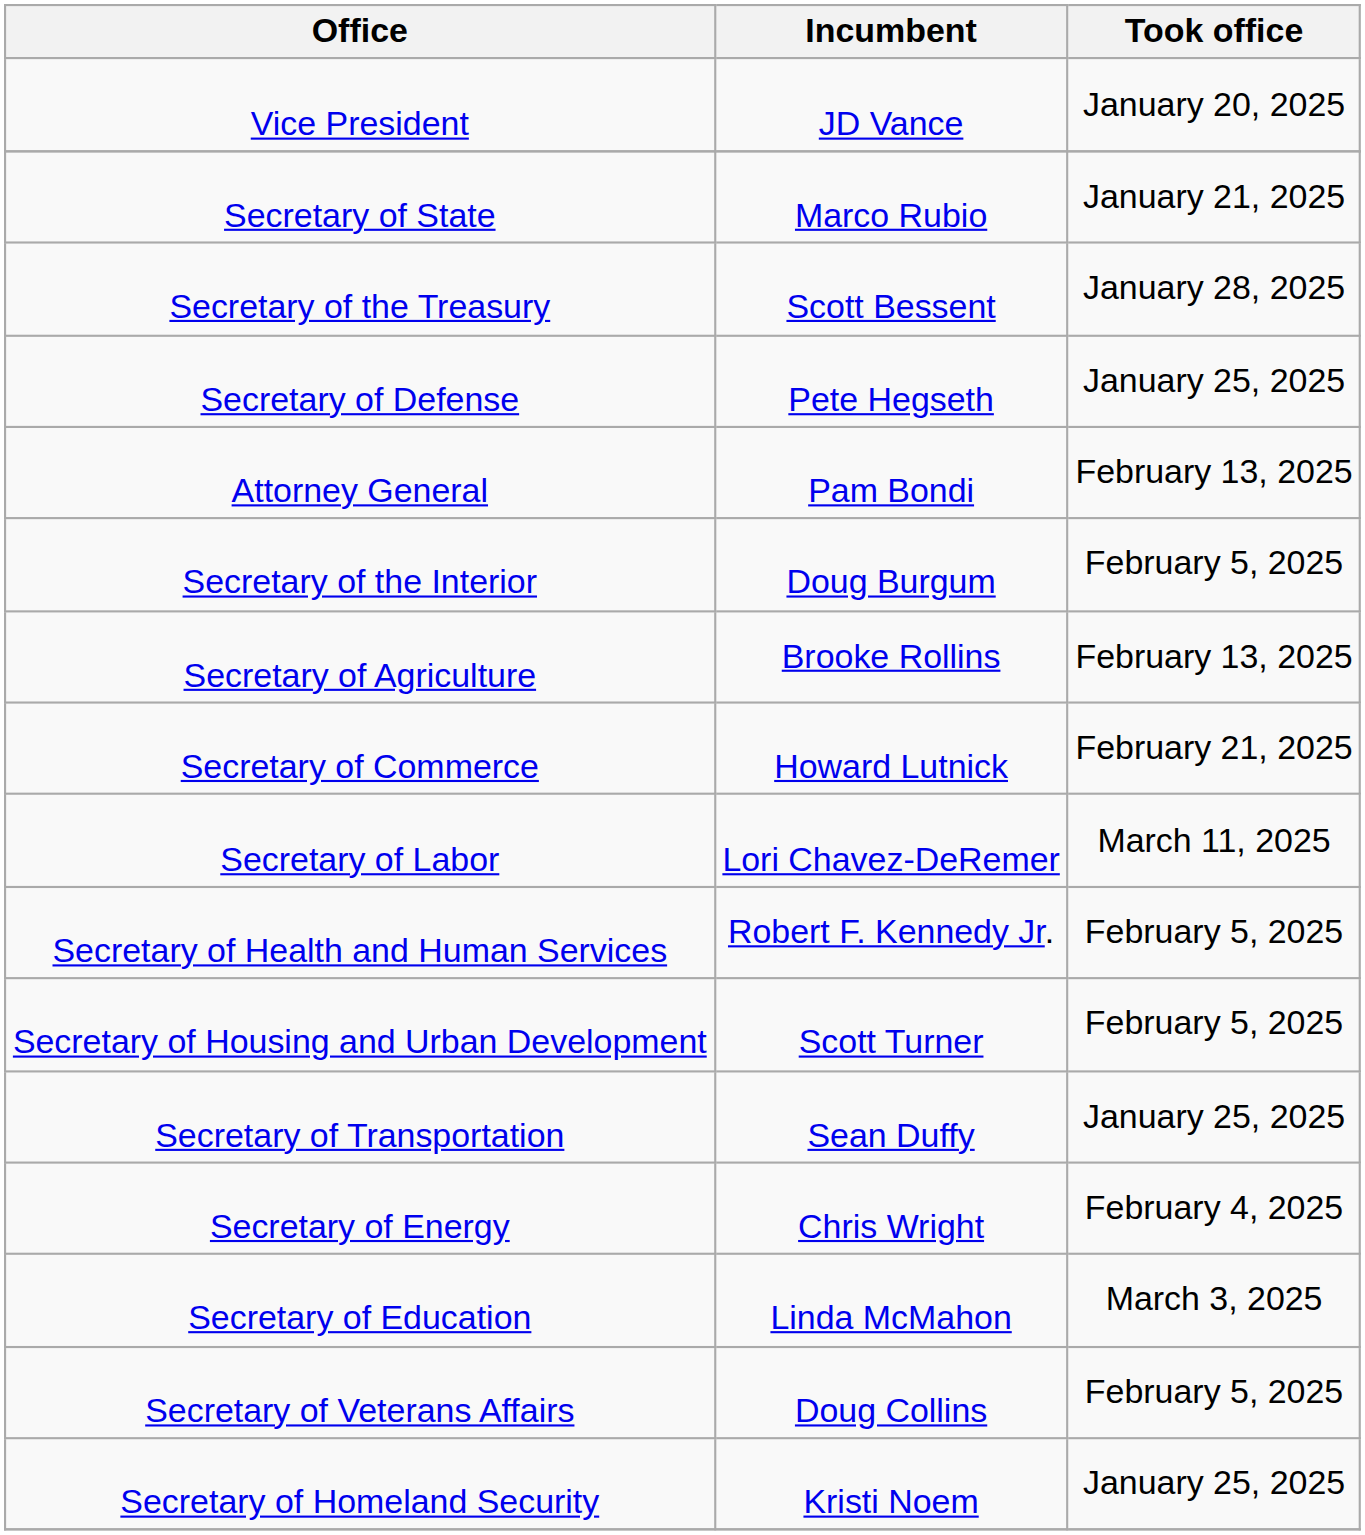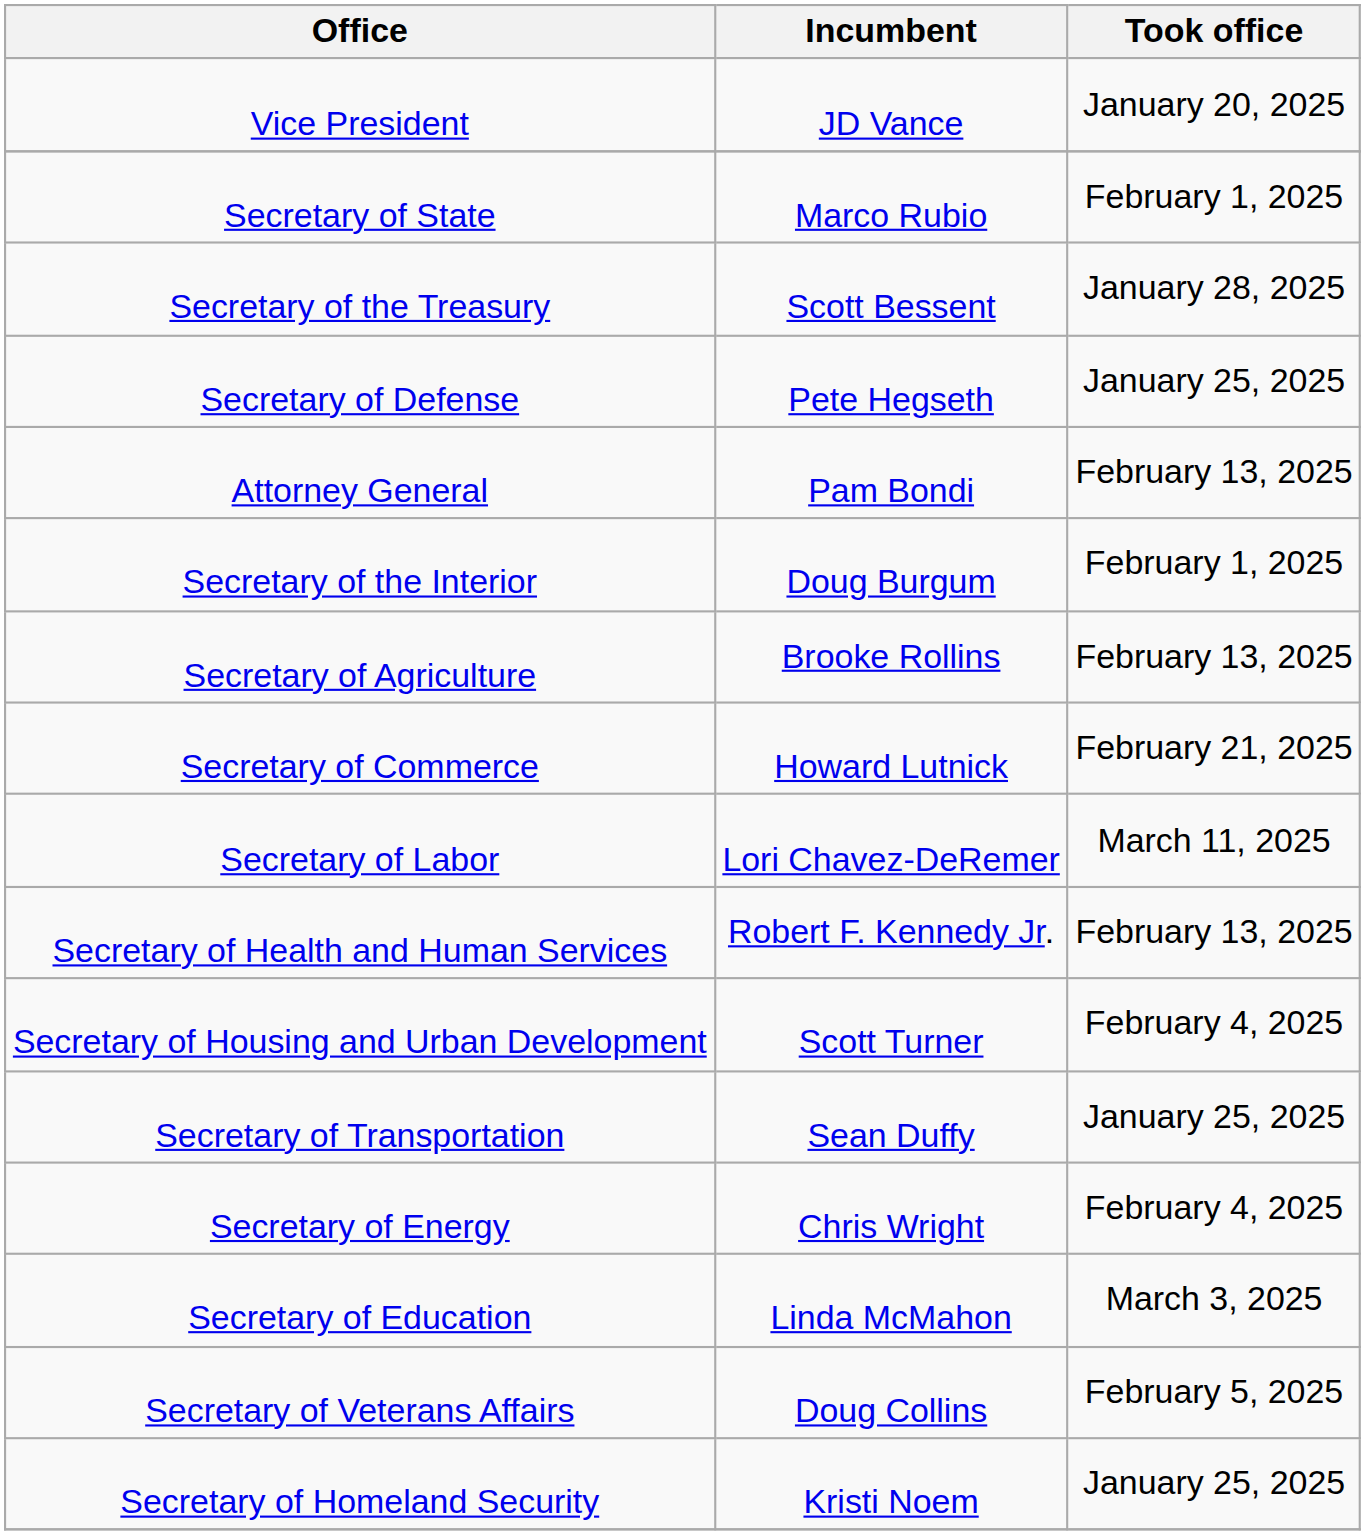(1214, 196) January 21, 2025 -> (1214, 196) February 1, 2025
(1214, 564) February 5, 2025 -> (1214, 564) February 1, 2025
(1214, 931) February 5, 2025 -> (1214, 931) February 13, 2025
(1214, 1023) February 5, 2025 -> (1214, 1023) February 4, 2025
